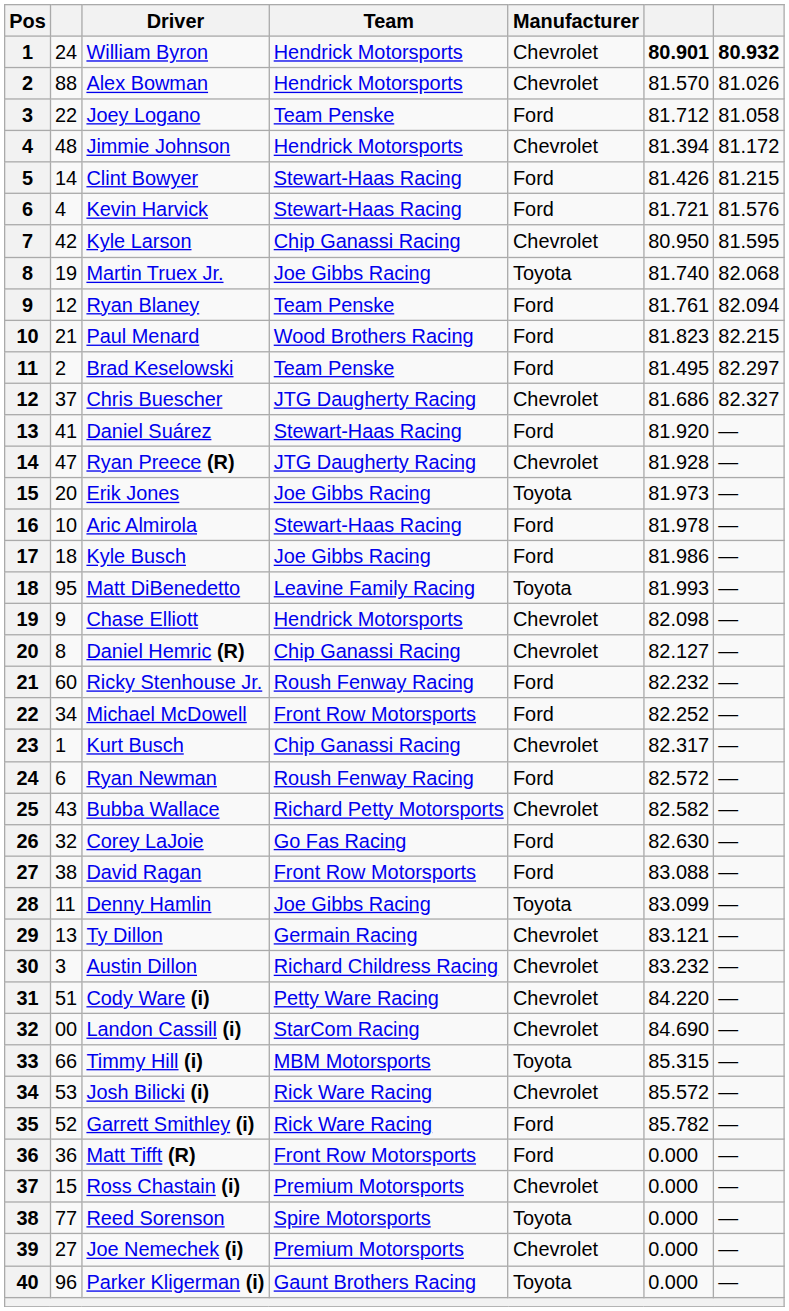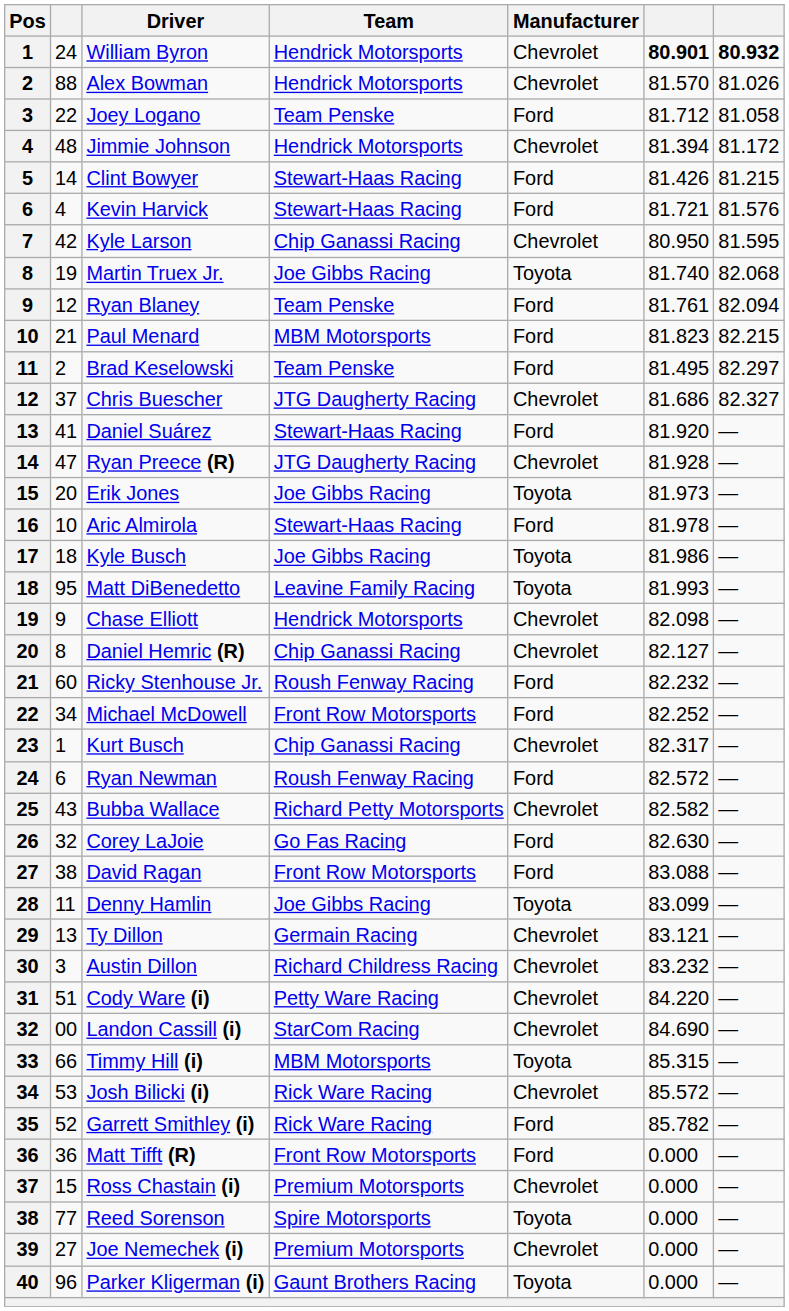(374, 336) Wood Brothers Racing -> (352, 336) MBM Motorsports
(533, 556) Ford -> (542, 556) Toyota
